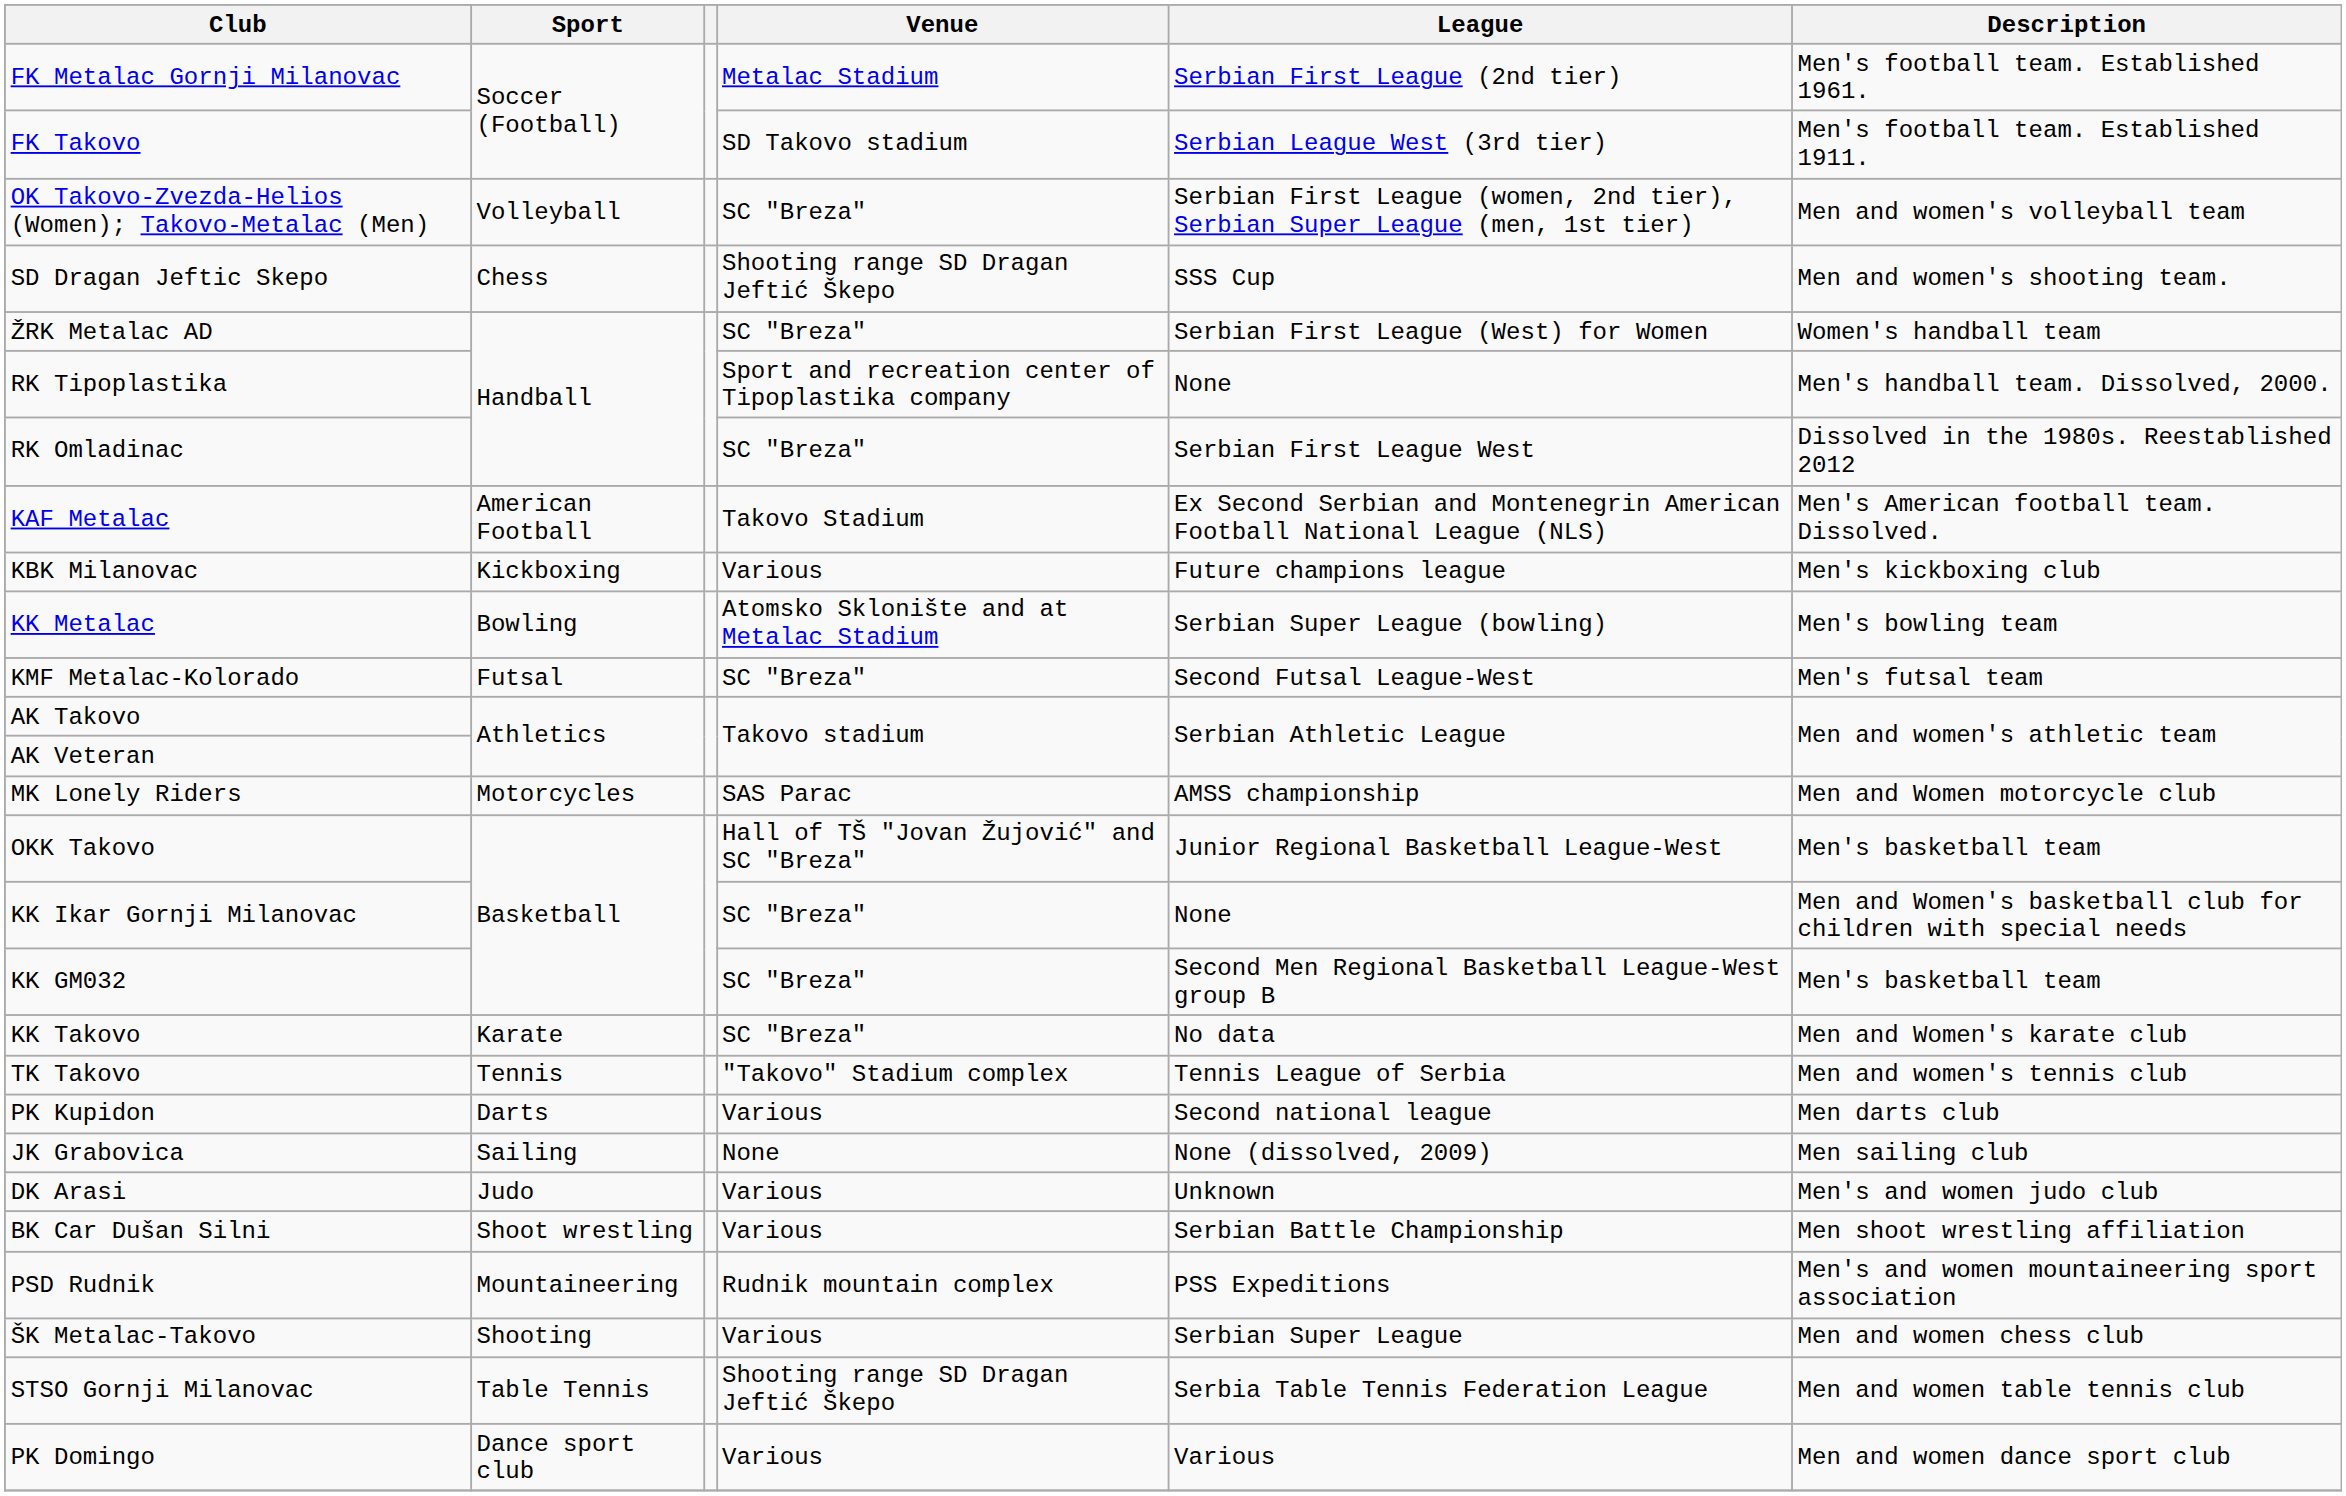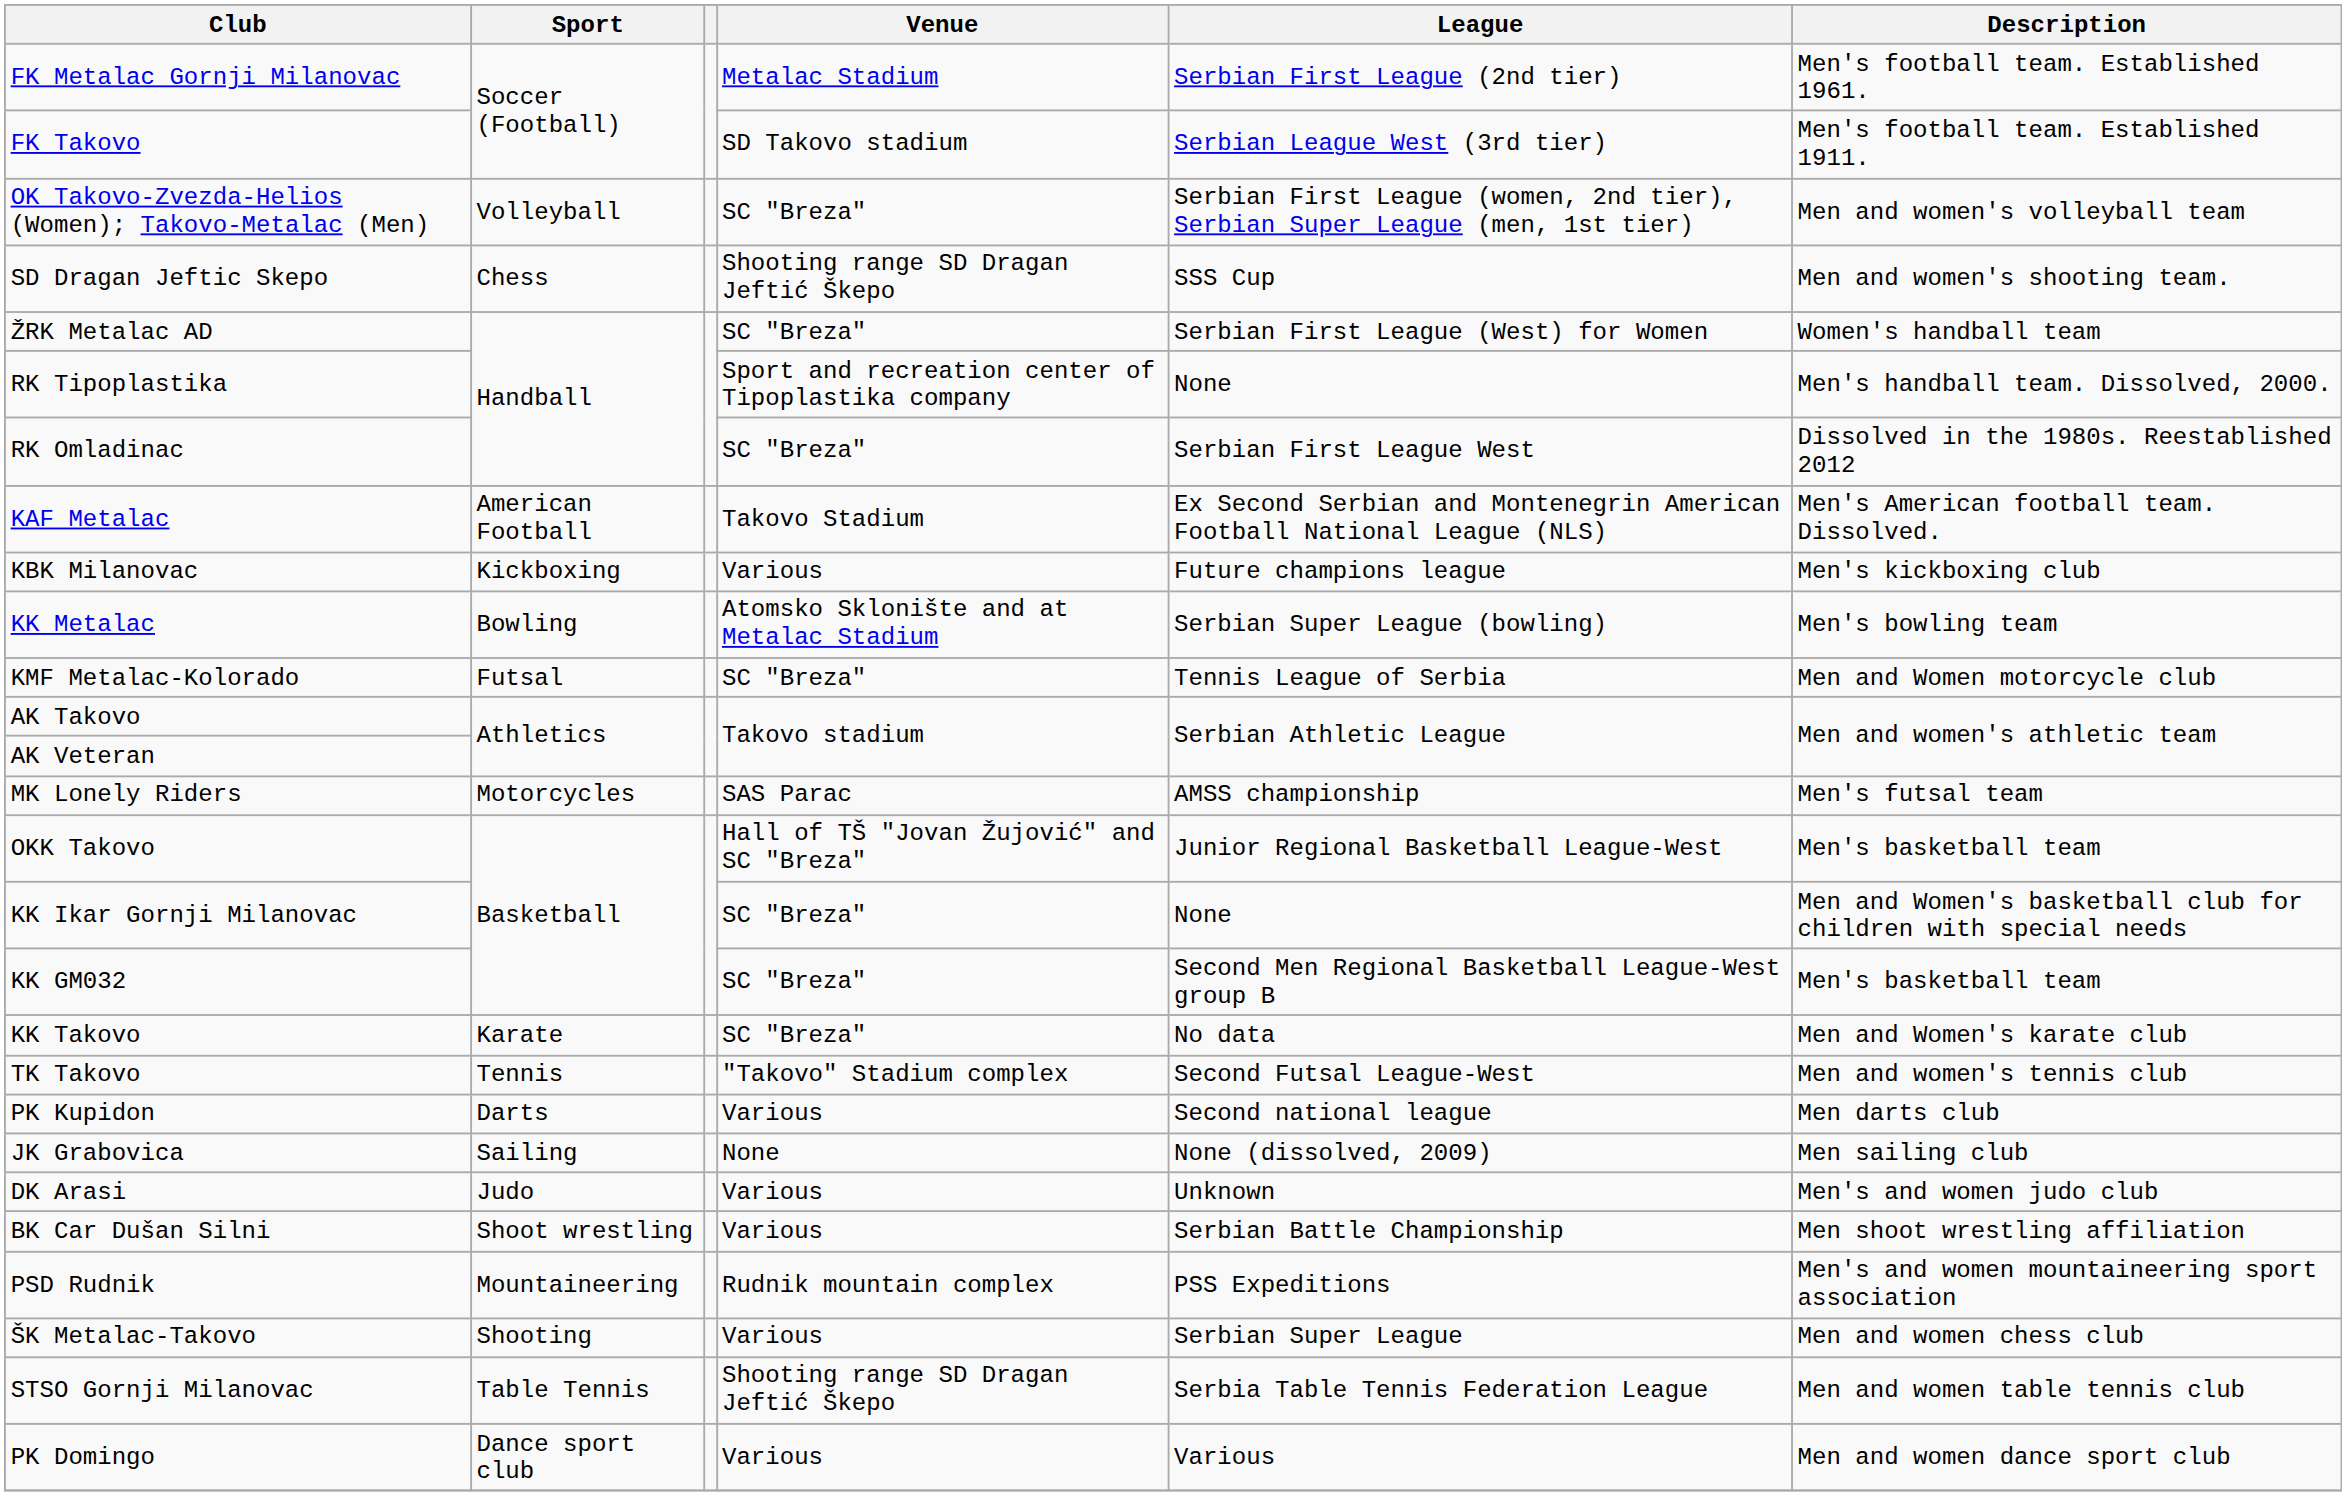(1354, 678) Second Futsal League-West -> (1340, 678) Tennis League of Serbia
(1920, 678) Men's futsal team -> (2007, 678) Men and Women motorcycle club
(2007, 795) Men and Women motorcycle club -> (1920, 795) Men's futsal team
(1340, 1075) Tennis League of Serbia -> (1354, 1075) Second Futsal League-West
